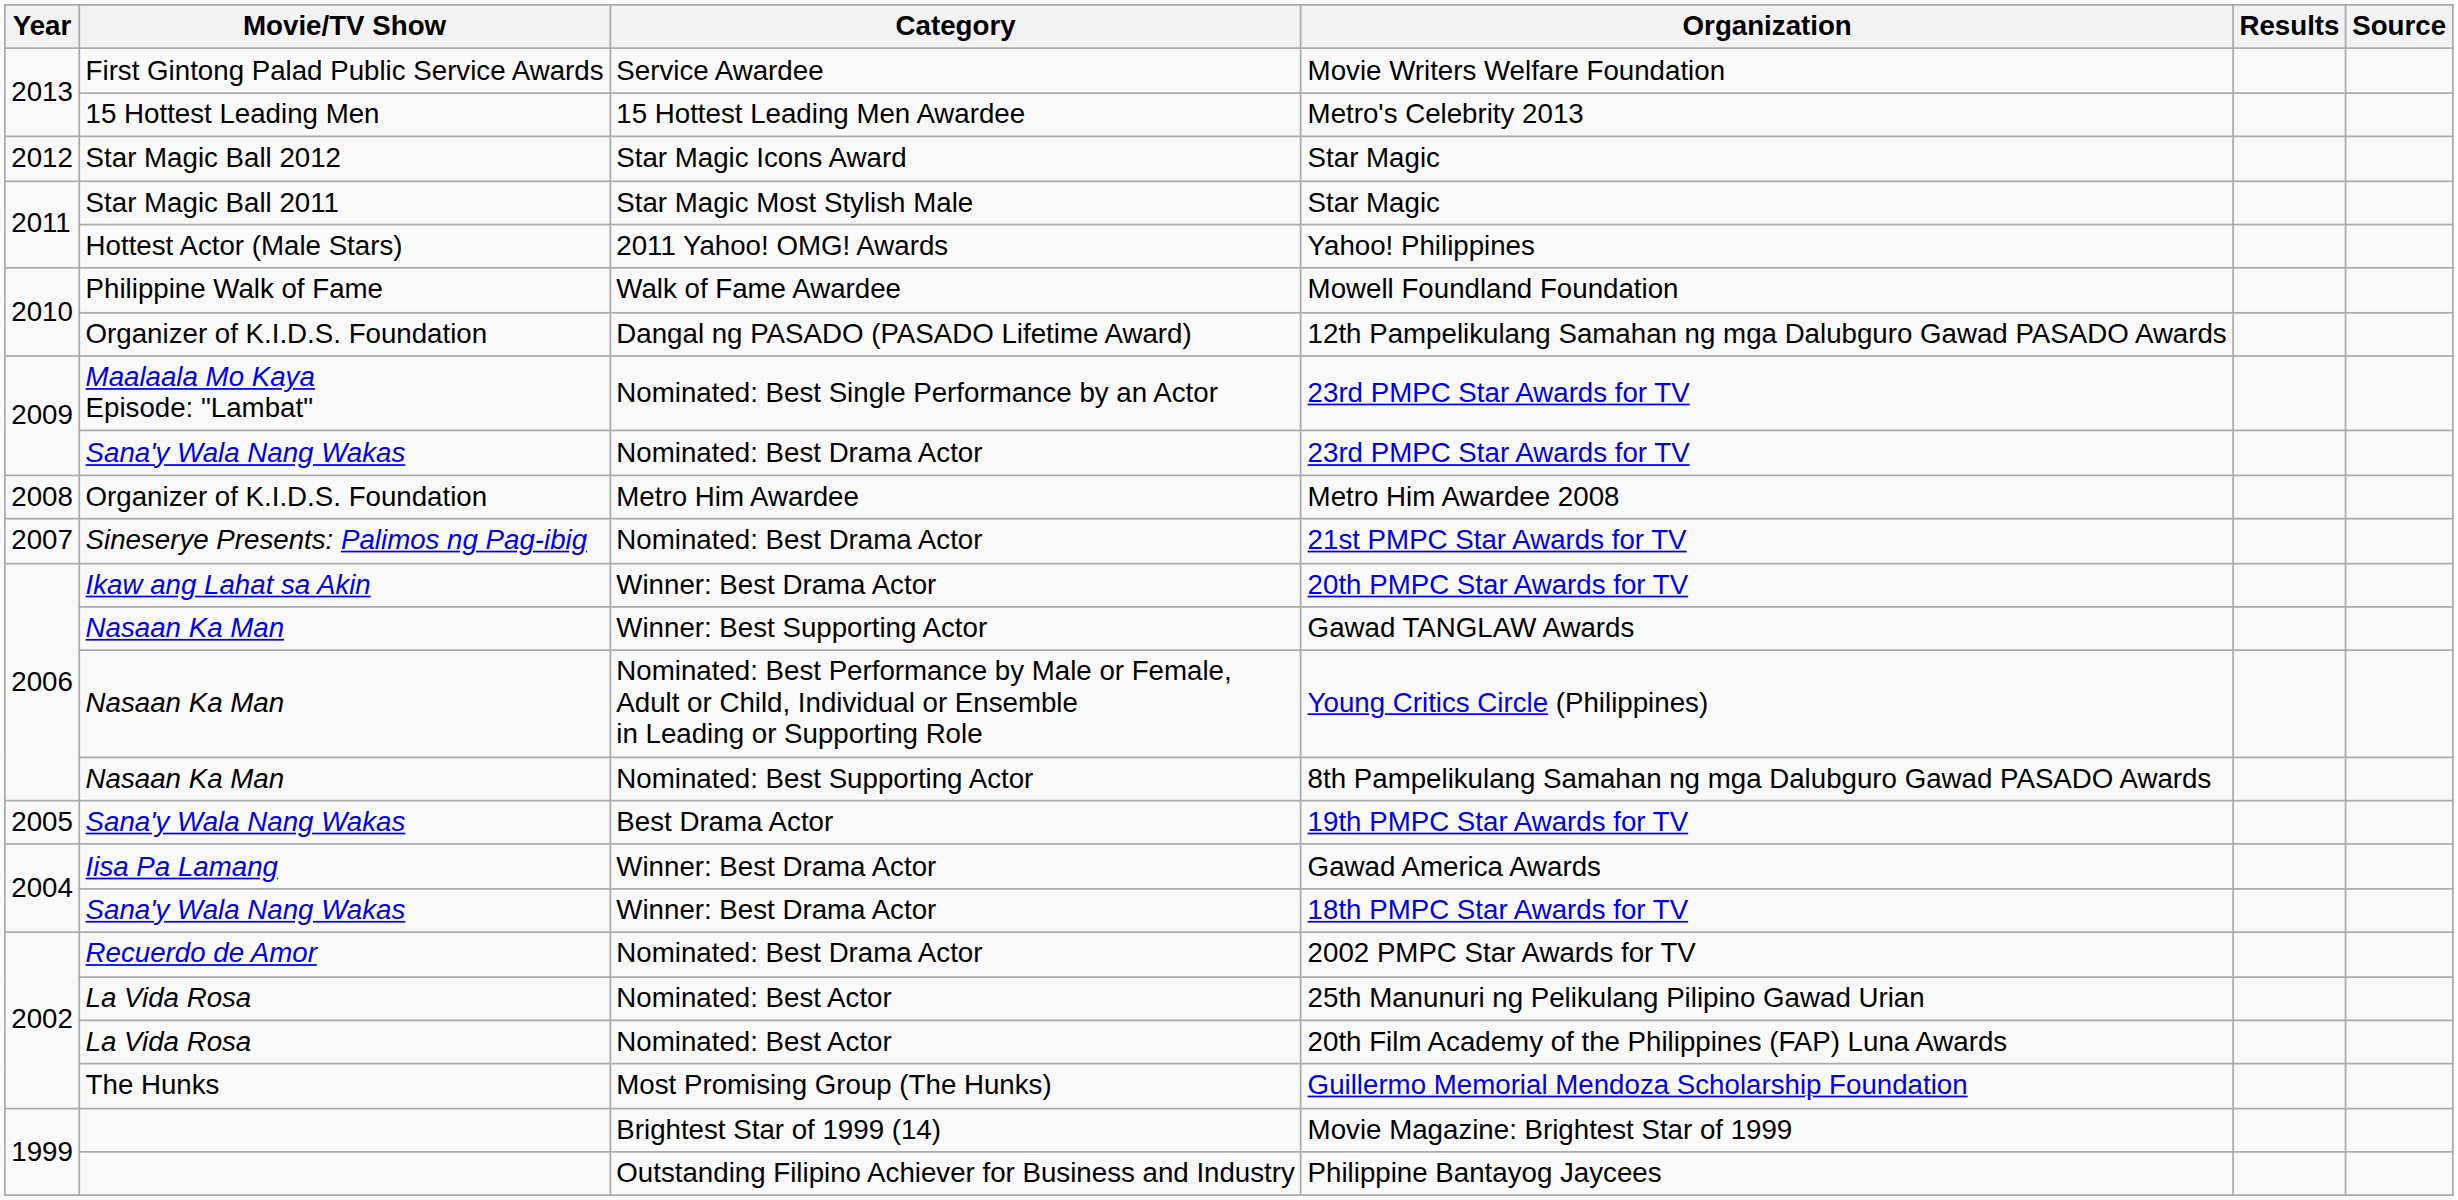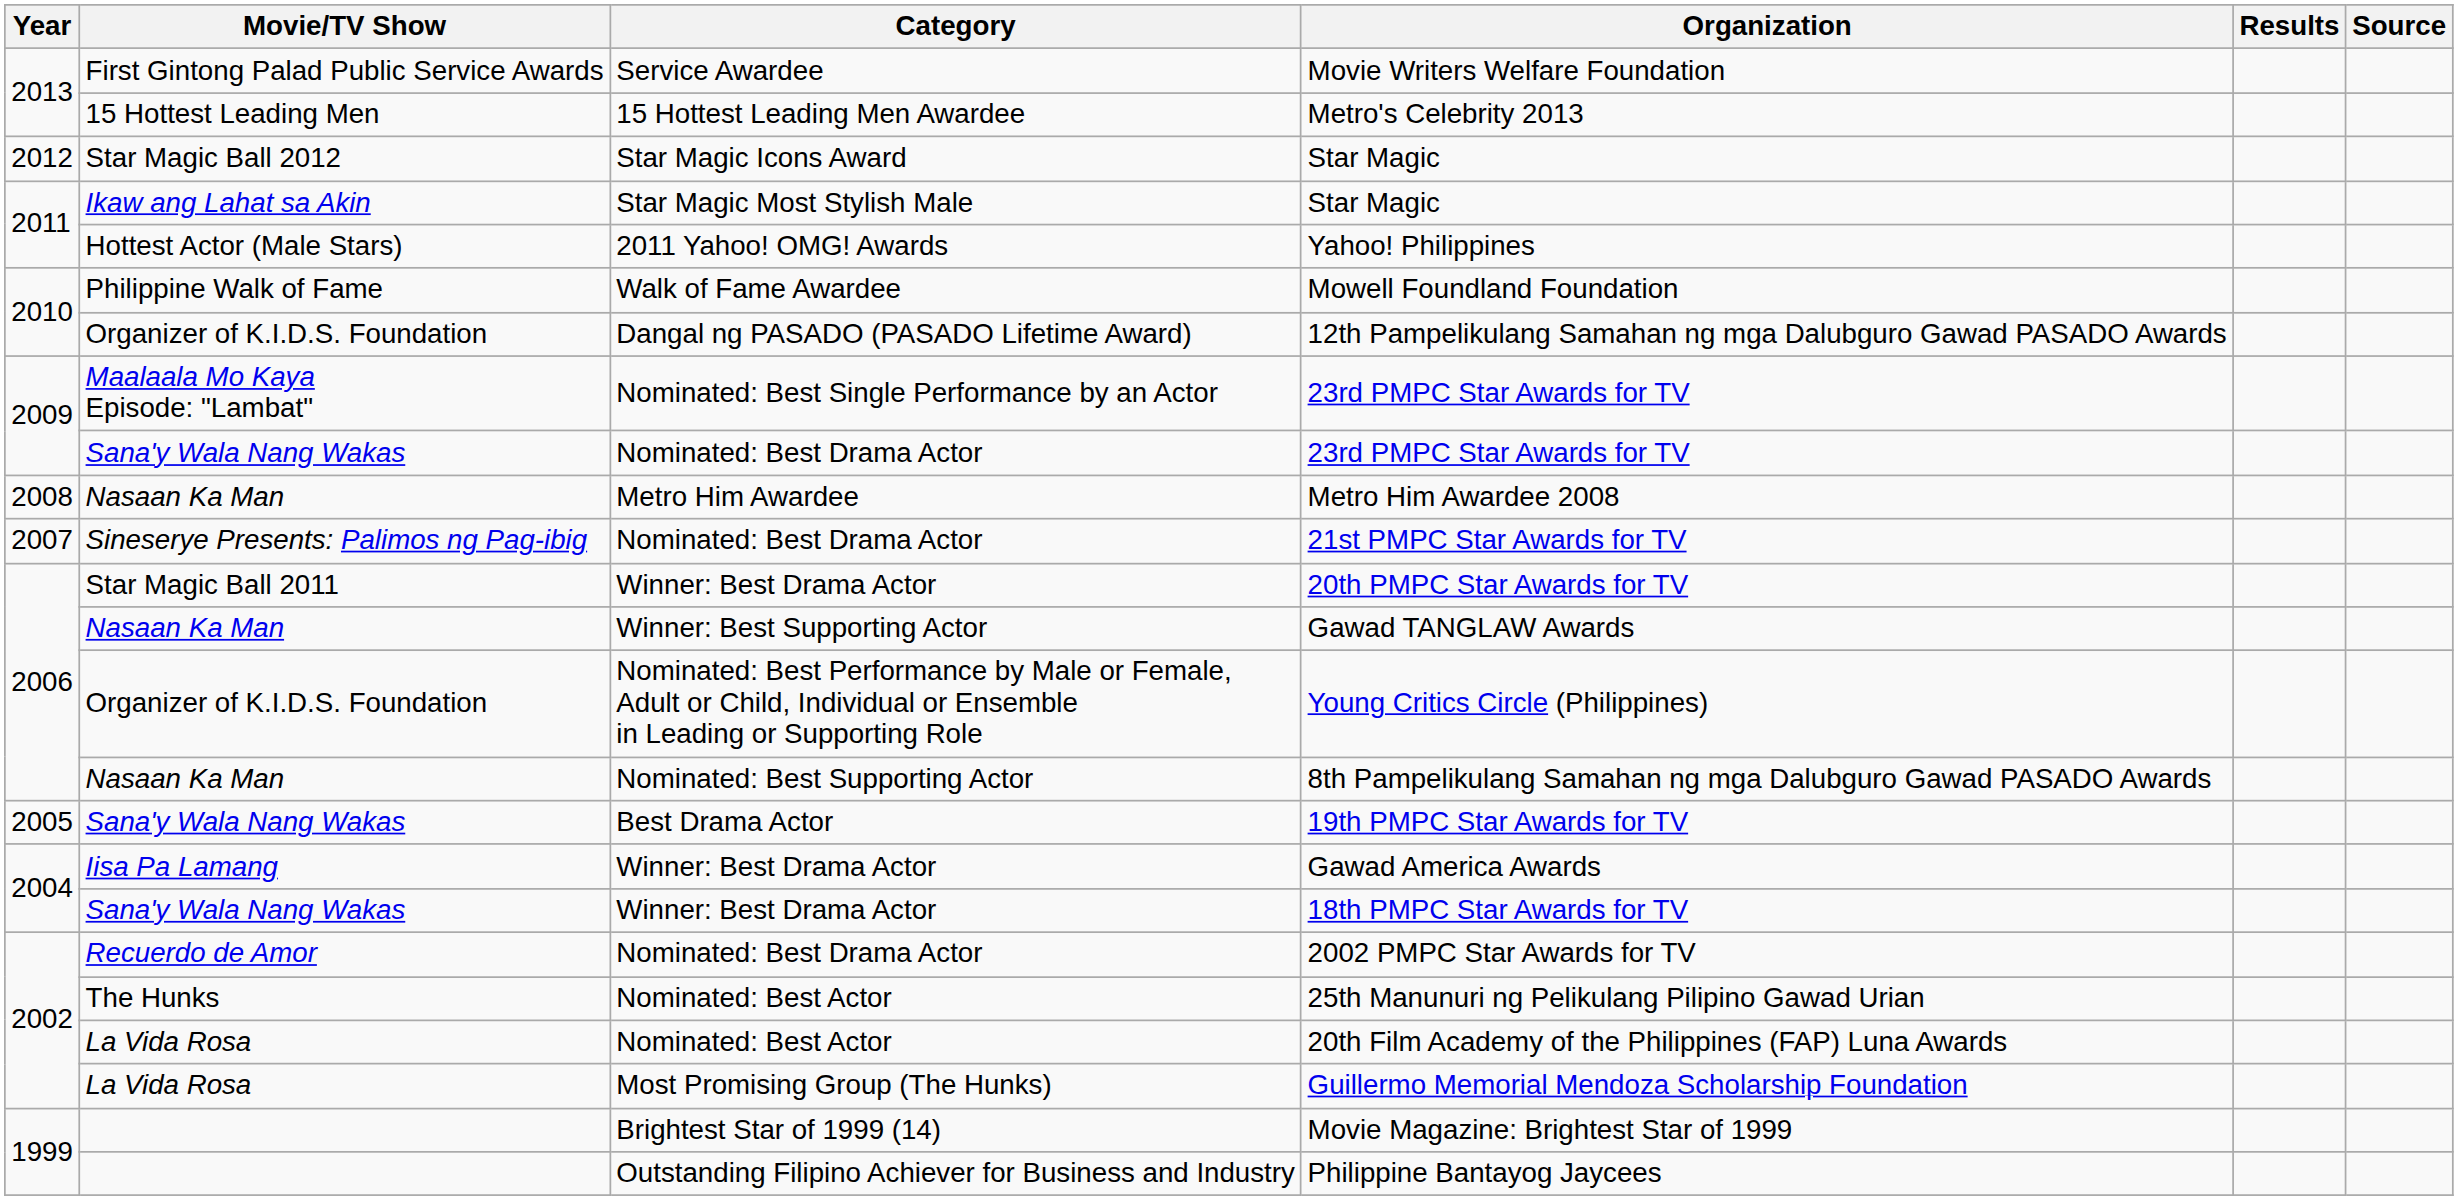(212, 202) Star Magic Ball 2011 -> (228, 202) Ikaw ang Lahat sa Akin
(286, 496) Organizer of K.I.D.S. Foundation -> (185, 496) Nasaan Ka Man
(228, 584) Ikaw ang Lahat sa Akin -> (212, 584) Star Magic Ball 2011
(185, 703) Nasaan Ka Man -> (286, 703) Organizer of K.I.D.S. Foundation
(168, 997) La Vida Rosa -> (153, 997) The Hunks
(153, 1085) The Hunks -> (168, 1085) La Vida Rosa
